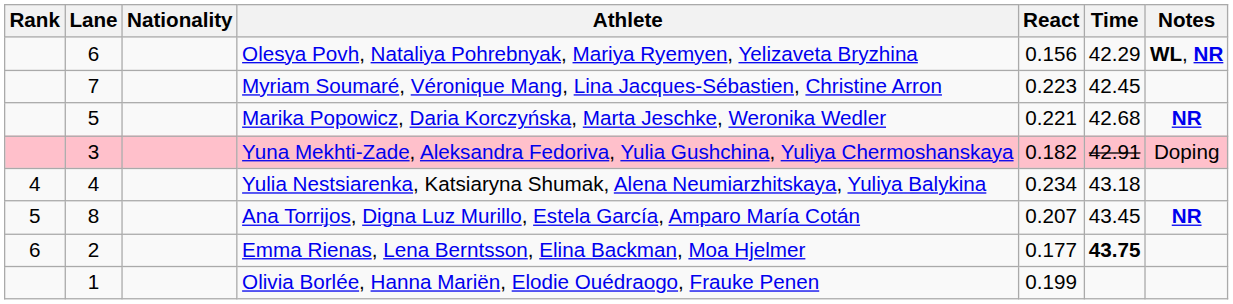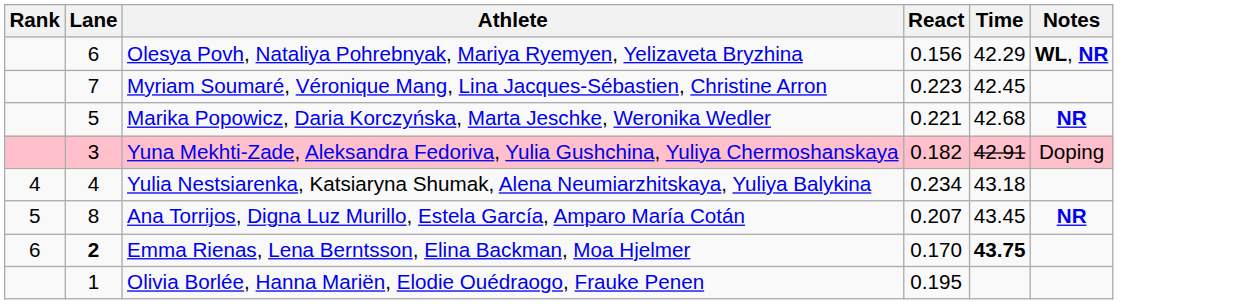- column: (180, 20)
(93, 250) normal -> (93, 250) bold
(1051, 250) 0.177 -> (936, 250) 0.170
(1051, 282) 0.199 -> (936, 282) 0.195
